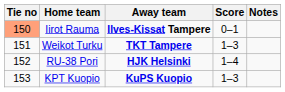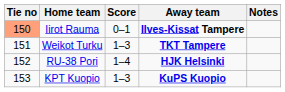columns swapped: (230, 12) <-> (159, 12)
